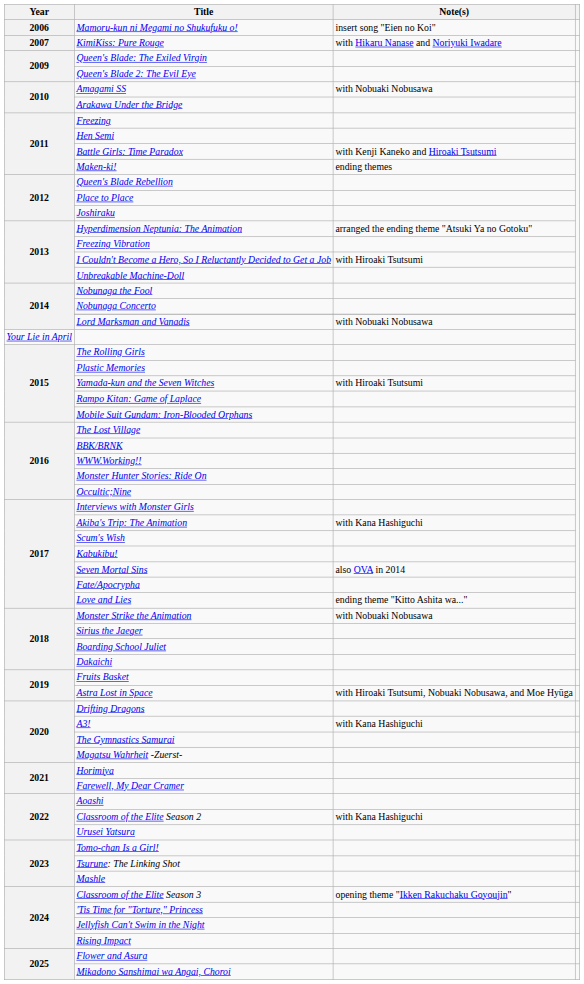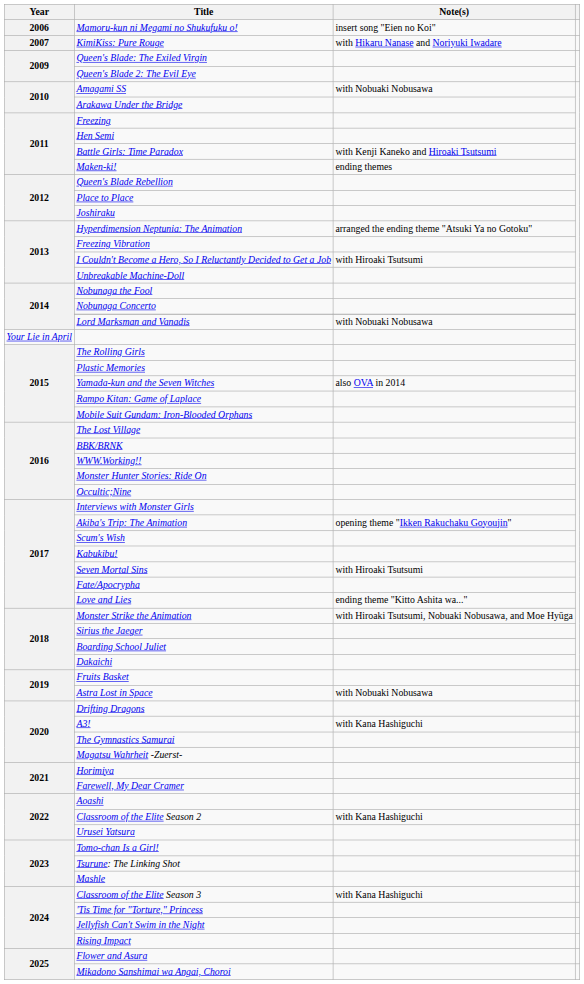(379, 383) with Hiroaki Tsutsumi -> (370, 383) also OVA in 2014
(379, 523) with Kana Hashiguchi -> (424, 523) opening theme "Ikken Rakuchaku Goyoujin"
(370, 569) also OVA in 2014 -> (379, 569) with Hiroaki Tsutsumi
(384, 615) with Nobuaki Nobusawa -> (454, 615) with Hiroaki Tsutsumi, Nobuaki Nobusawa, and Moe Hyūga
(454, 693) with Hiroaki Tsutsumi, Nobuaki Nobusawa, and Moe Hyūga -> (384, 693) with Nobuaki Nobusawa
(424, 894) opening theme "Ikken Rakuchaku Goyoujin" -> (379, 894) with Kana Hashiguchi
